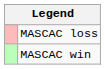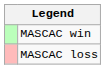rows swapped: (56, 54) <-> (59, 34)
